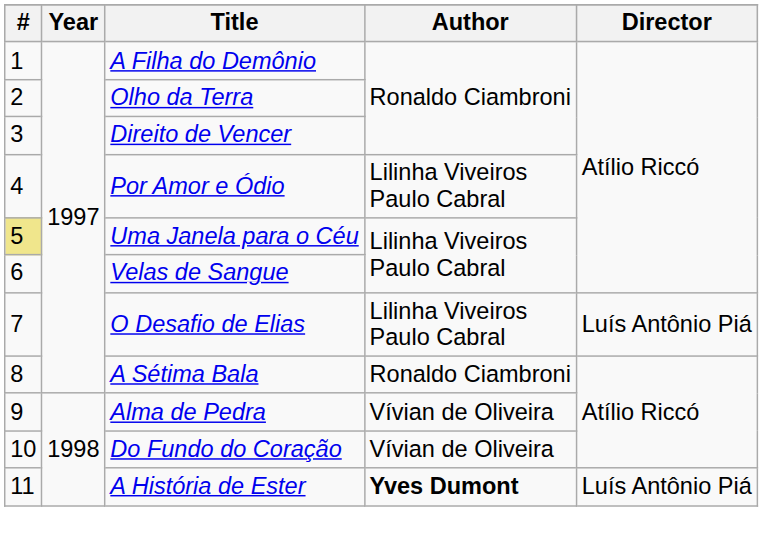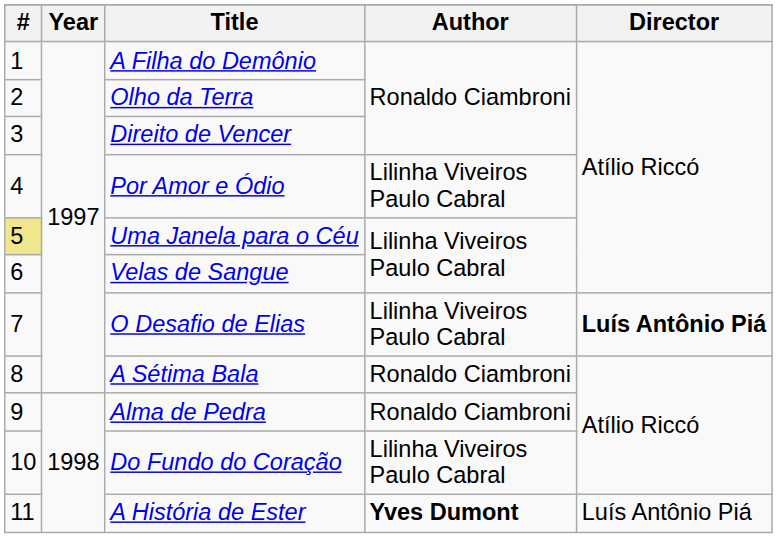(667, 323) normal -> (674, 323) bold
(462, 411) Vívian de Oliveira -> (470, 411) Ronaldo Ciambroni
(462, 449) Vívian de Oliveira -> (448, 462) Lilinha Viveiros Paulo Cabral
